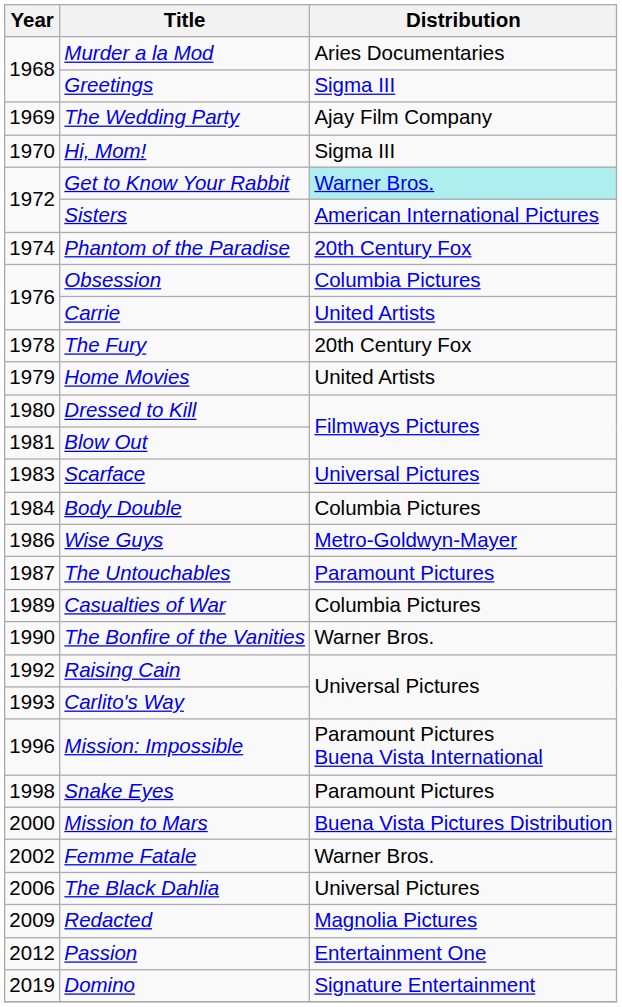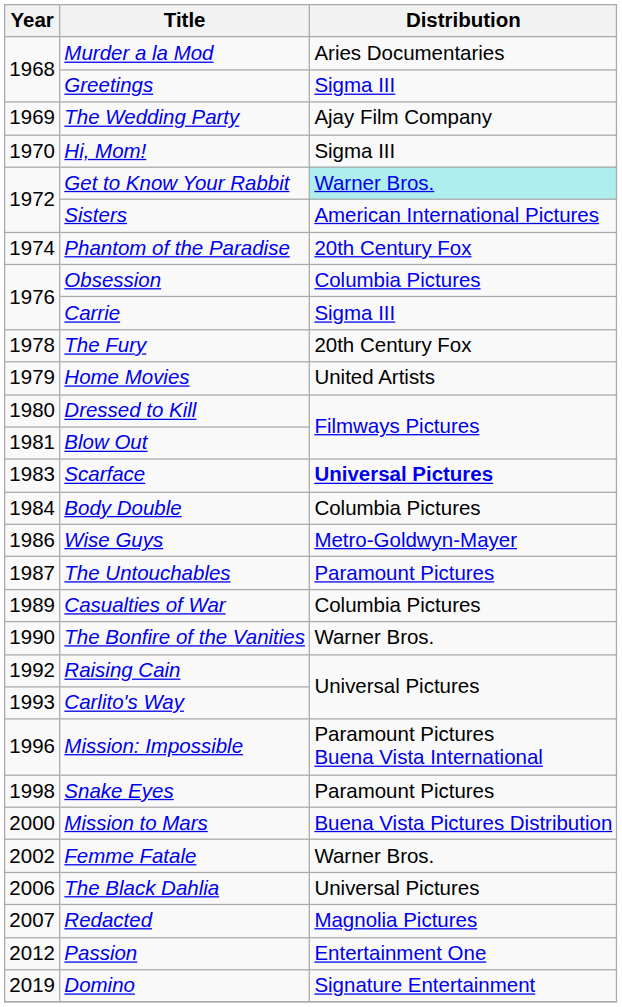(375, 313) United Artists -> (355, 313) Sigma III
(397, 475) normal -> (404, 475) bold
(32, 920) 2009 -> (32, 920) 2007
